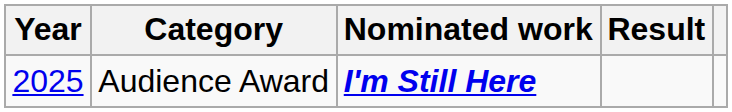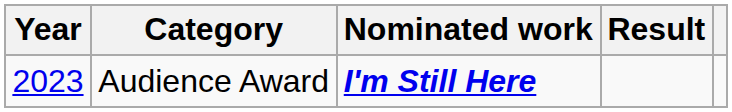(48, 80) 2025 -> (48, 80) 2023
